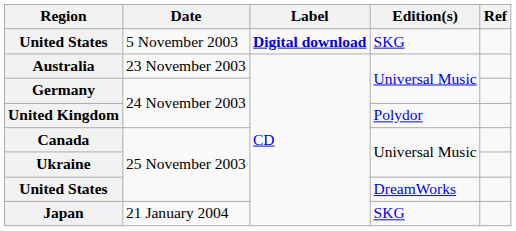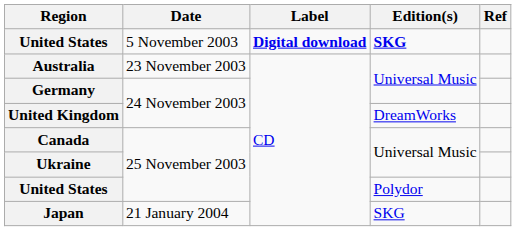(389, 41) normal -> (390, 41) bold
(398, 115) Polydor -> (415, 115) DreamWorks
(415, 189) DreamWorks -> (398, 189) Polydor
